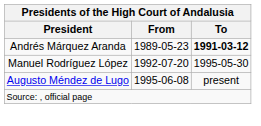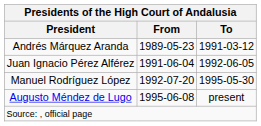(221, 47) bold -> (226, 47) normal
+ row: (71, 64)
